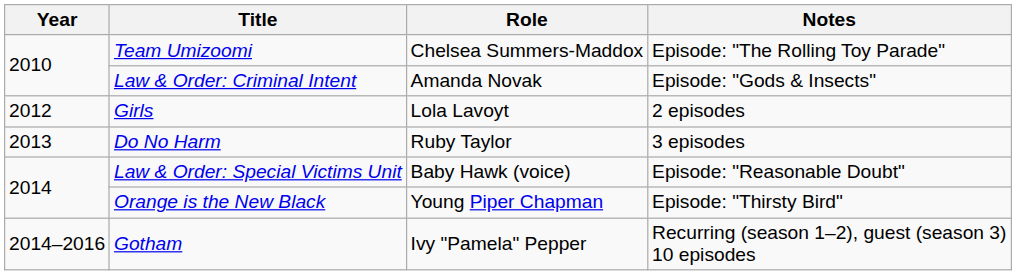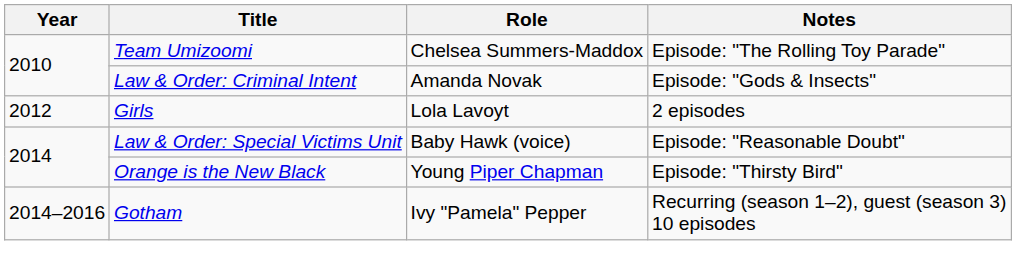- row: (167, 141)
